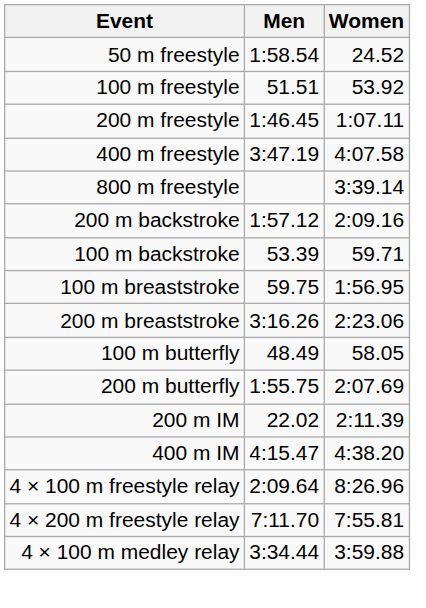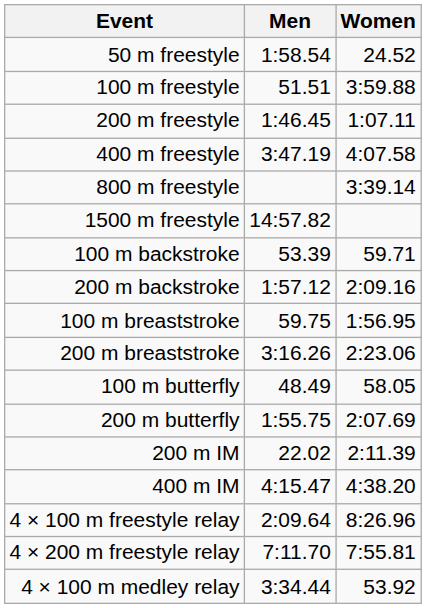(378, 87) 53.92 -> (381, 87) 3:59.88
+ row: (162, 220)
rows swapped: (157, 253) <-> (157, 220)
(369, 552) 3:59.88 -> (390, 586) 53.92
